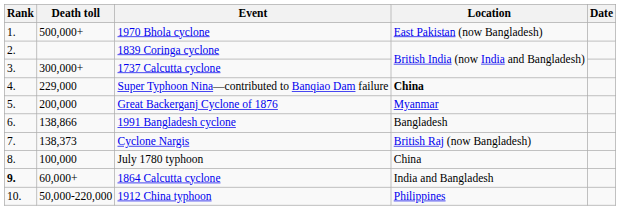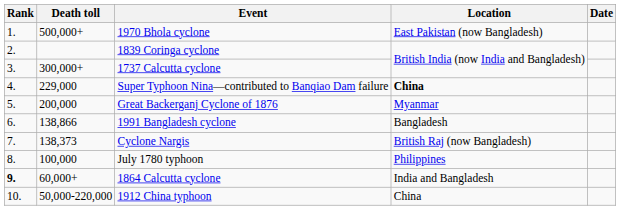(407, 159) China -> (420, 159) Philippines
(420, 196) Philippines -> (407, 196) China
